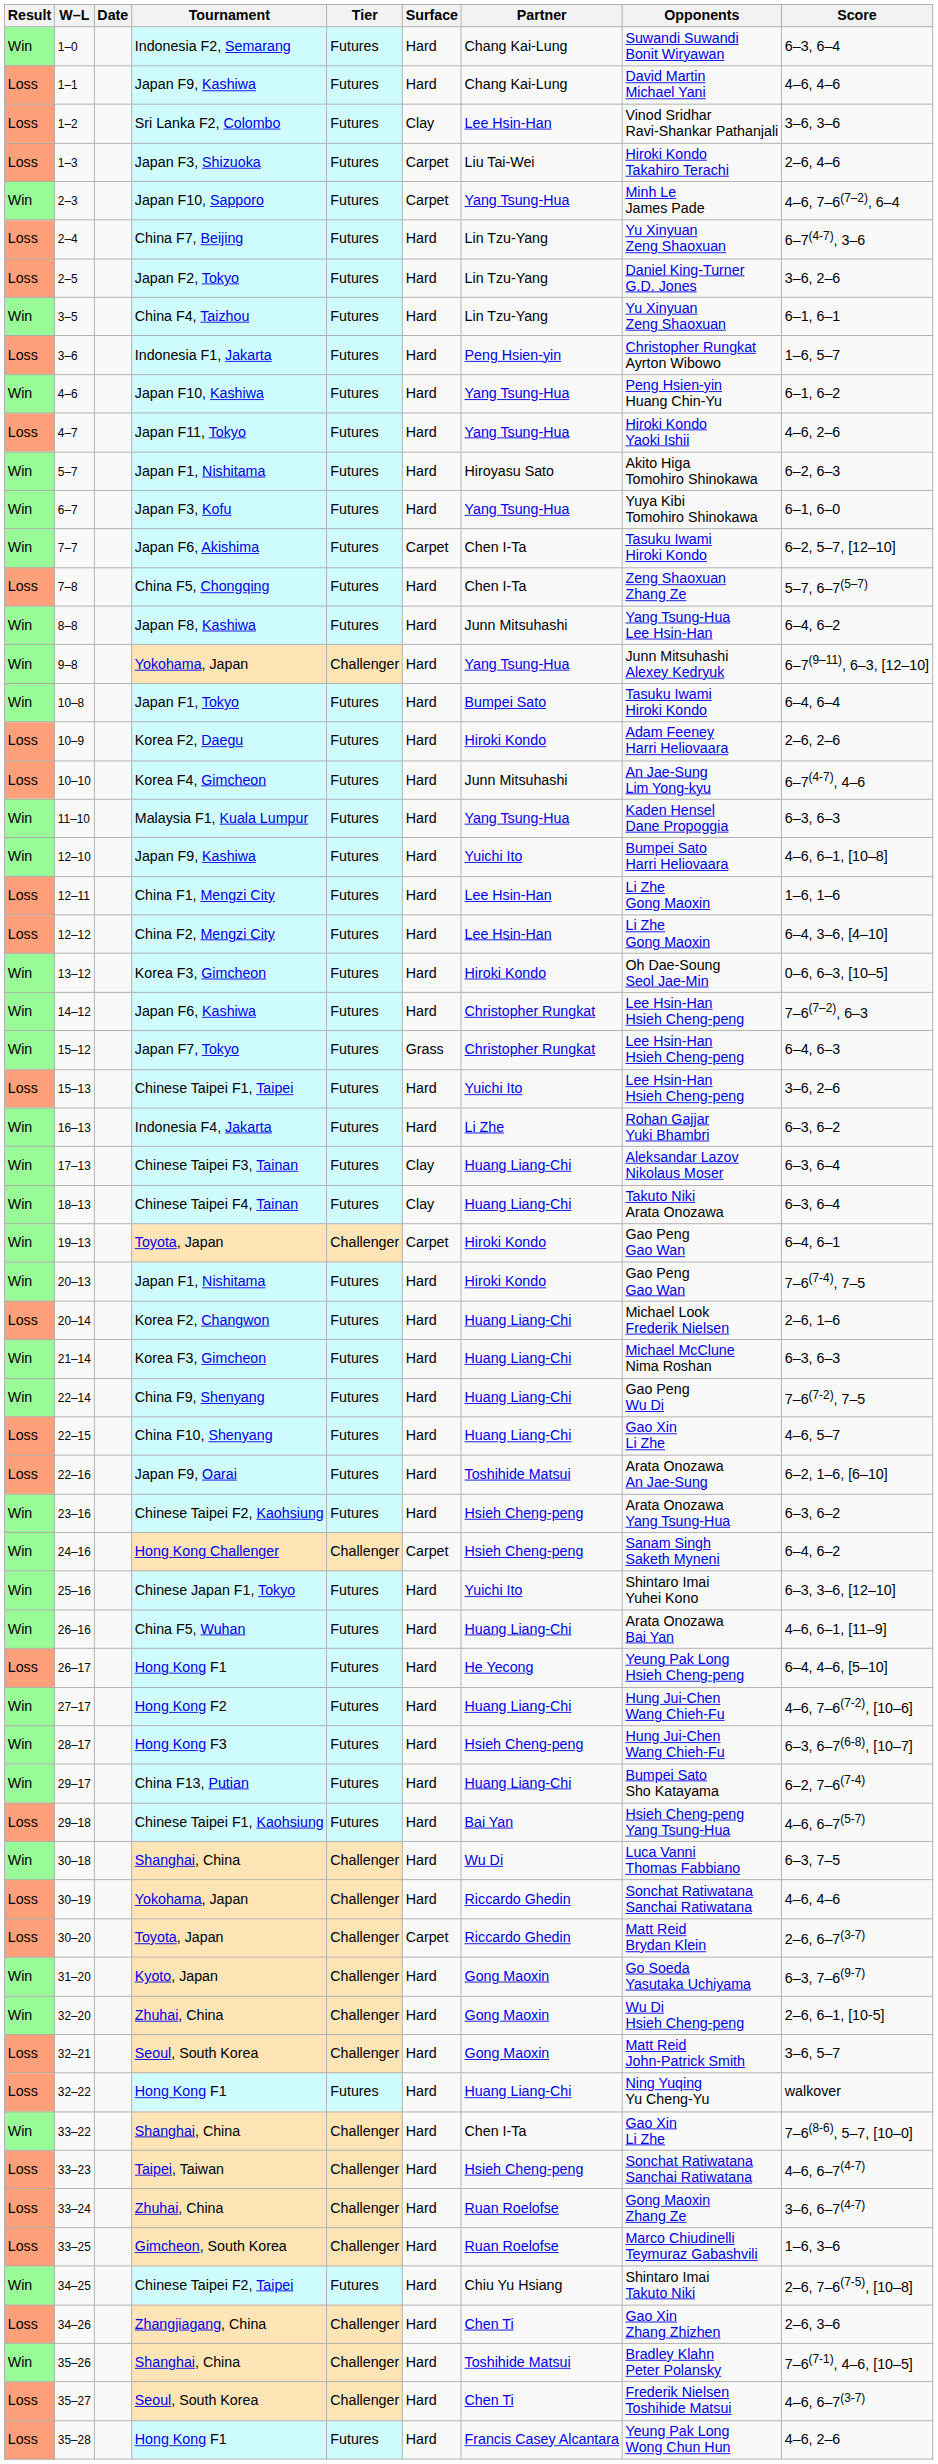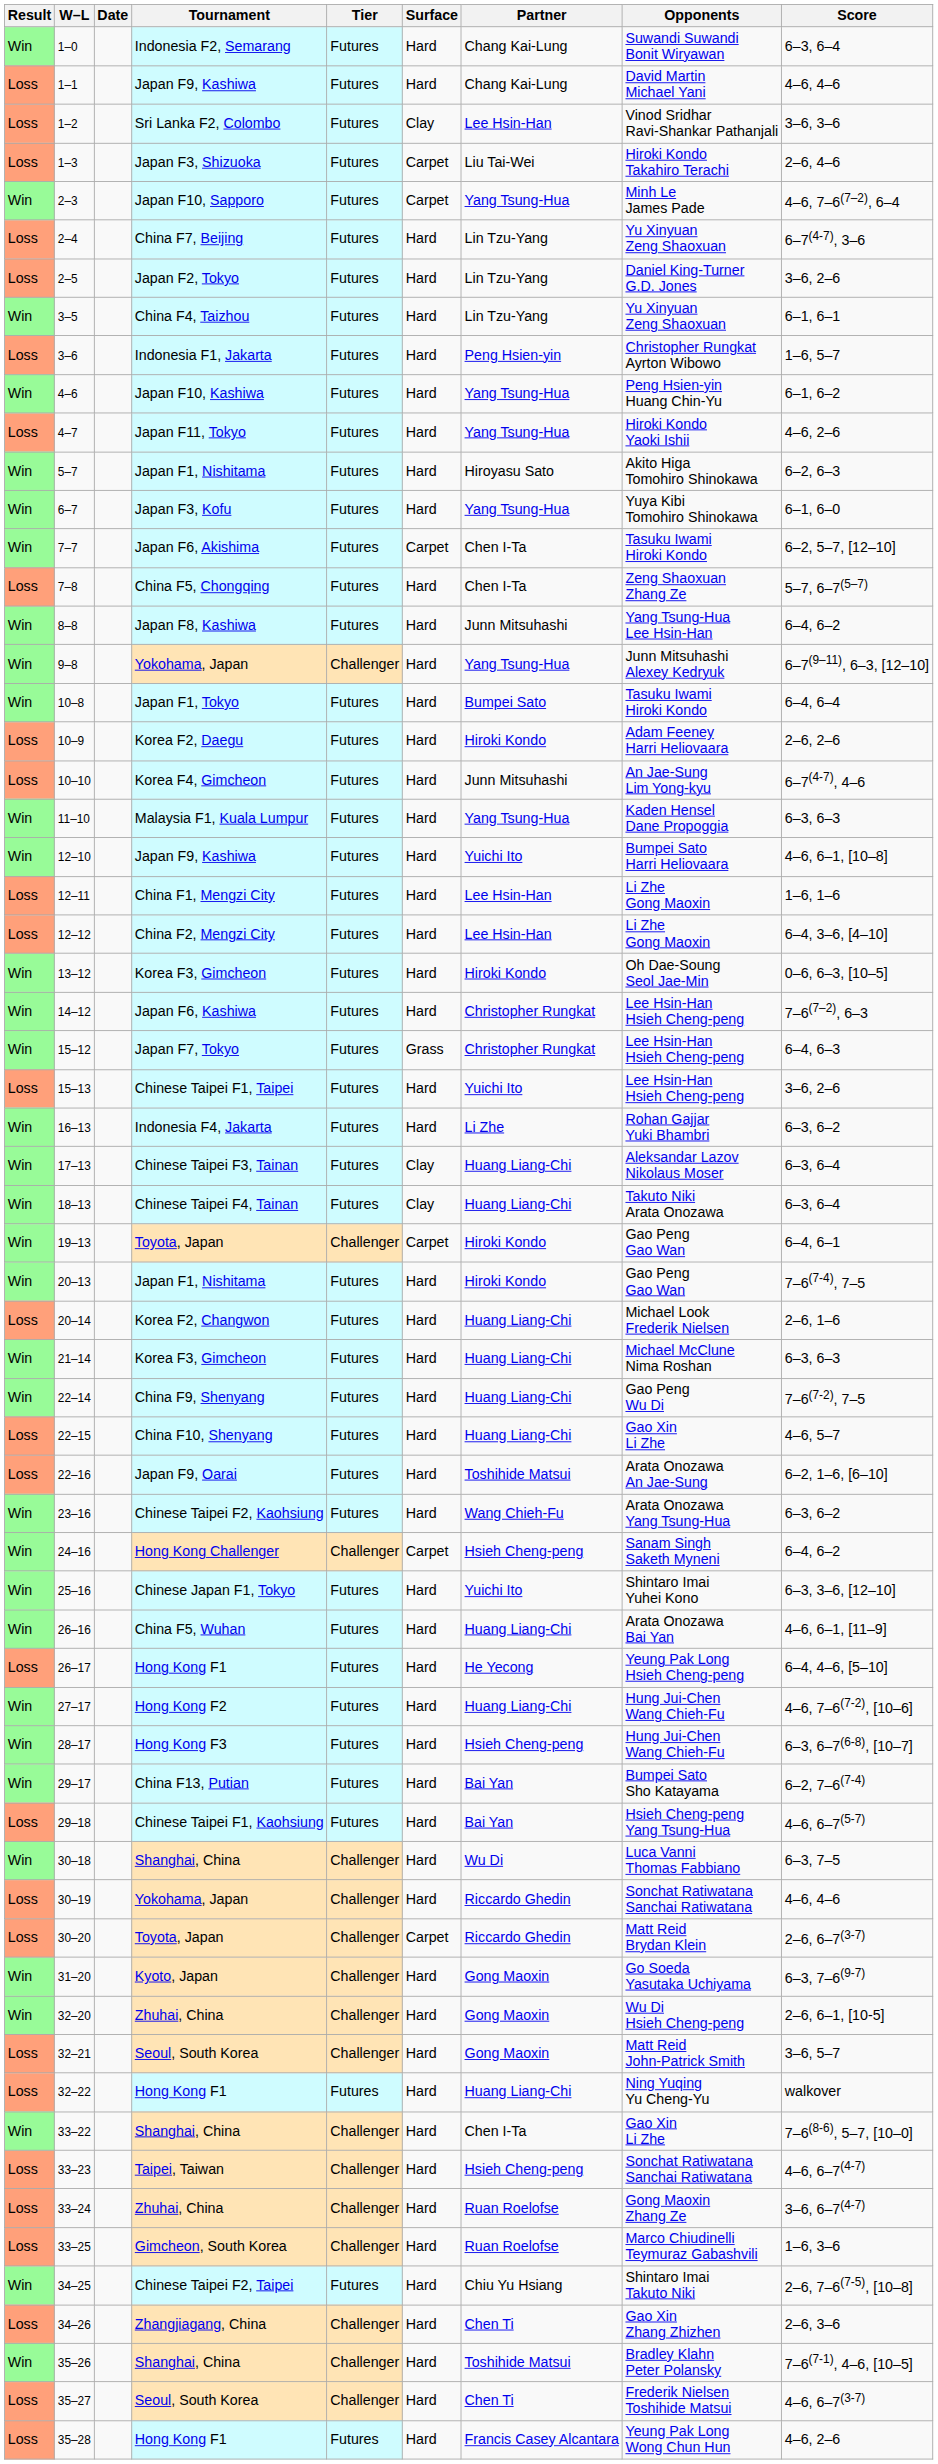(524, 1513) Hsieh Cheng-peng -> (514, 1513) Wang Chieh-Fu
(518, 1783) Huang Liang-Chi -> (489, 1783) Bai Yan
